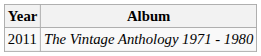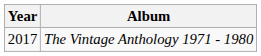(22, 39) 2011 -> (23, 39) 2017
